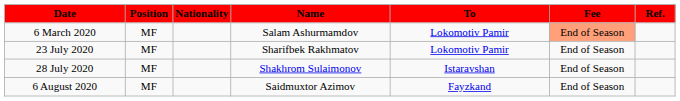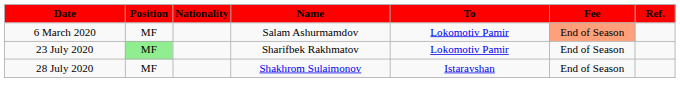(149, 50) no background -> (149, 50) lightgreen background
- row: (65, 87)
